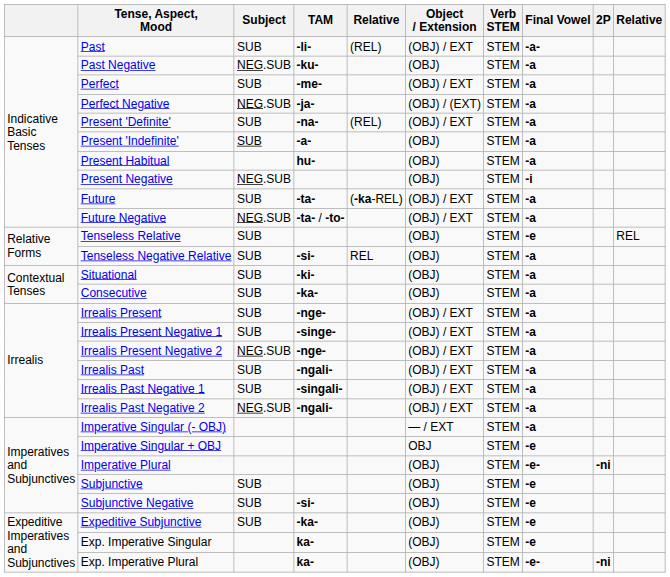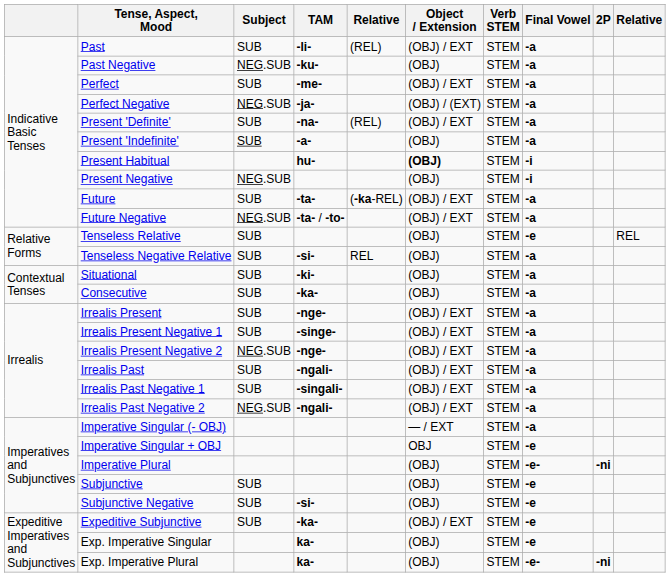(533, 46) -a- -> (531, 46) -a
(424, 160) normal -> (425, 160) bold
(531, 160) -a -> (529, 160) -i
(424, 522) (OBJ) -> (441, 522) (OBJ) / EXT
